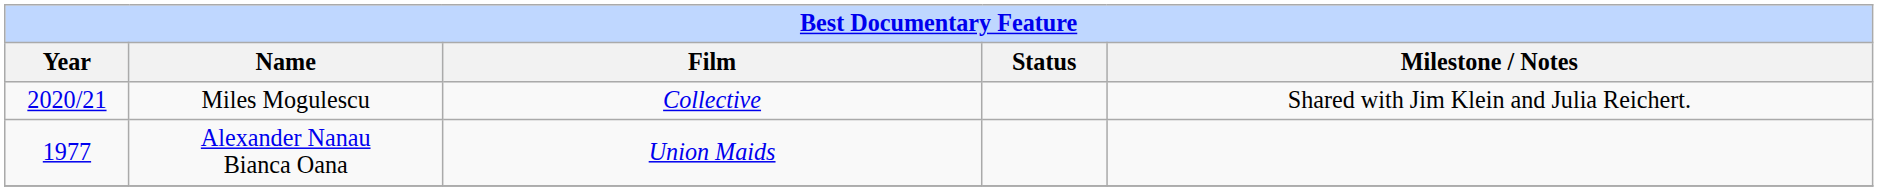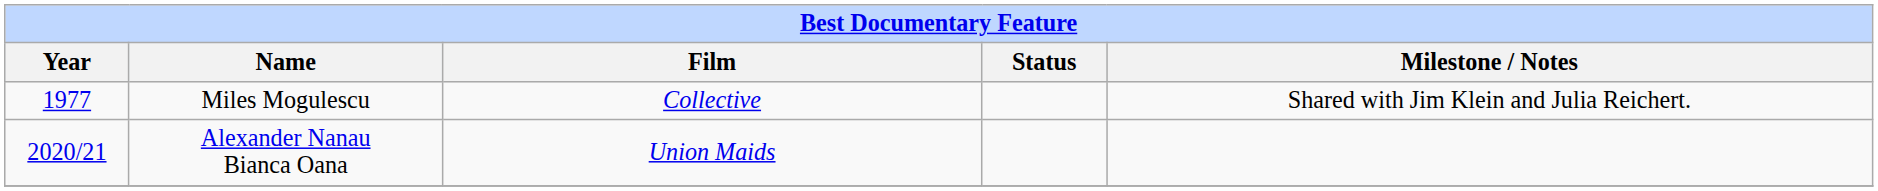(67, 100) 2020/21 -> (67, 100) 1977
(67, 152) 1977 -> (67, 152) 2020/21
